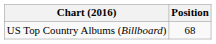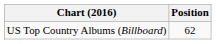(190, 30) 68 -> (190, 30) 62
